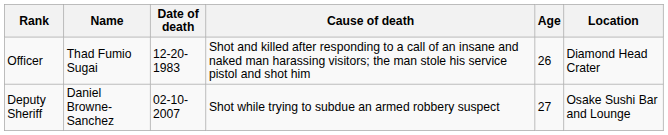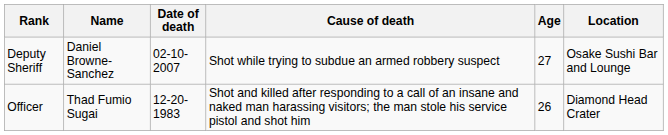rows swapped: (26, 107) <-> (25, 60)
